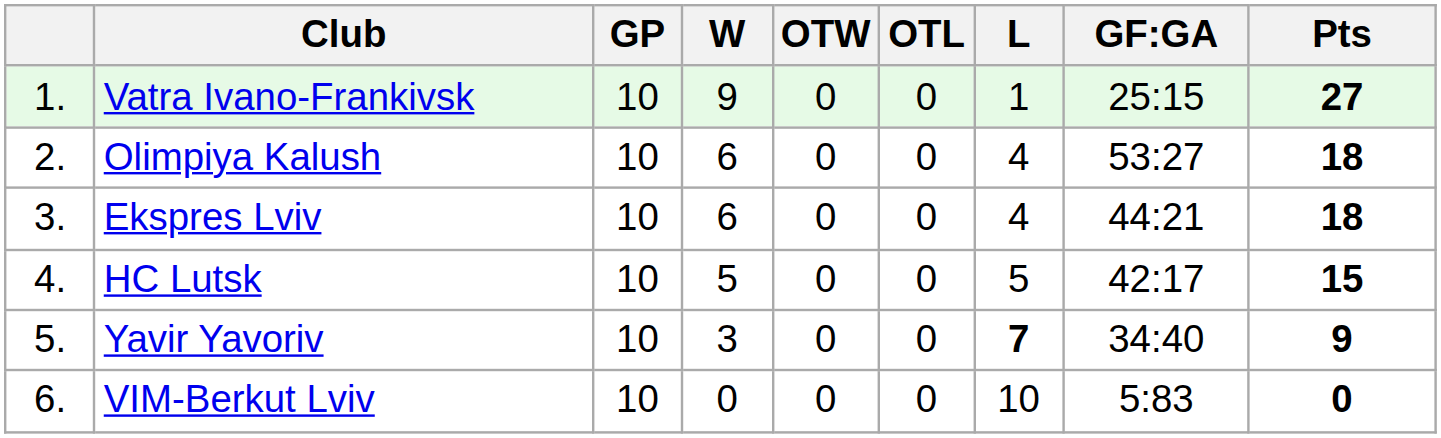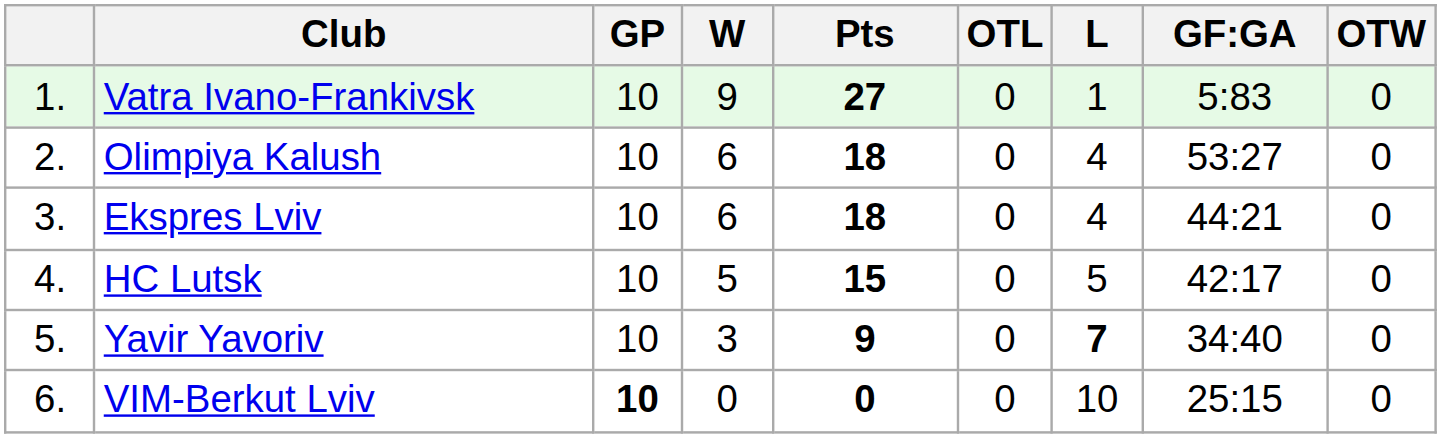columns swapped: (826, 34) <-> (1342, 34)
(1156, 95) 25:15 -> (1235, 95) 5:83
(637, 400) normal -> (637, 400) bold
(1156, 400) 5:83 -> (1235, 400) 25:15
